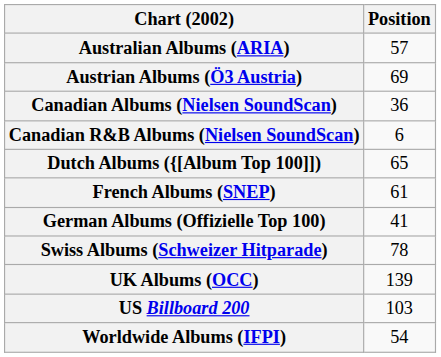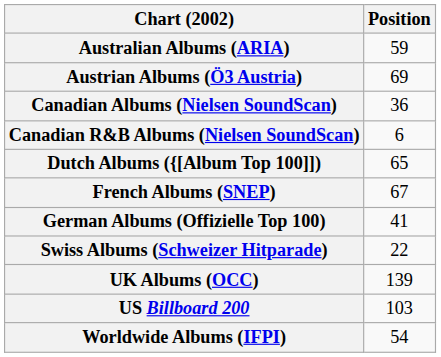(399, 47) 57 -> (399, 47) 59
(399, 192) 61 -> (399, 192) 67
(399, 250) 78 -> (399, 250) 22
